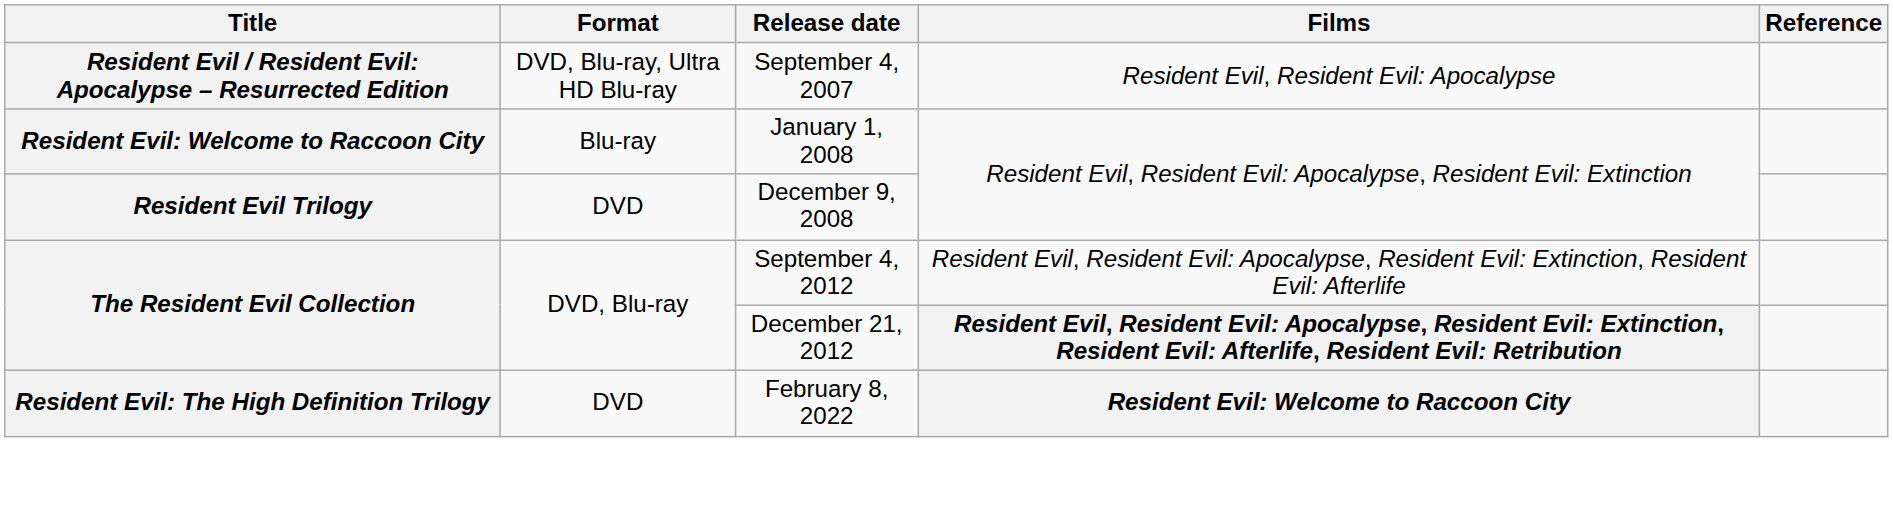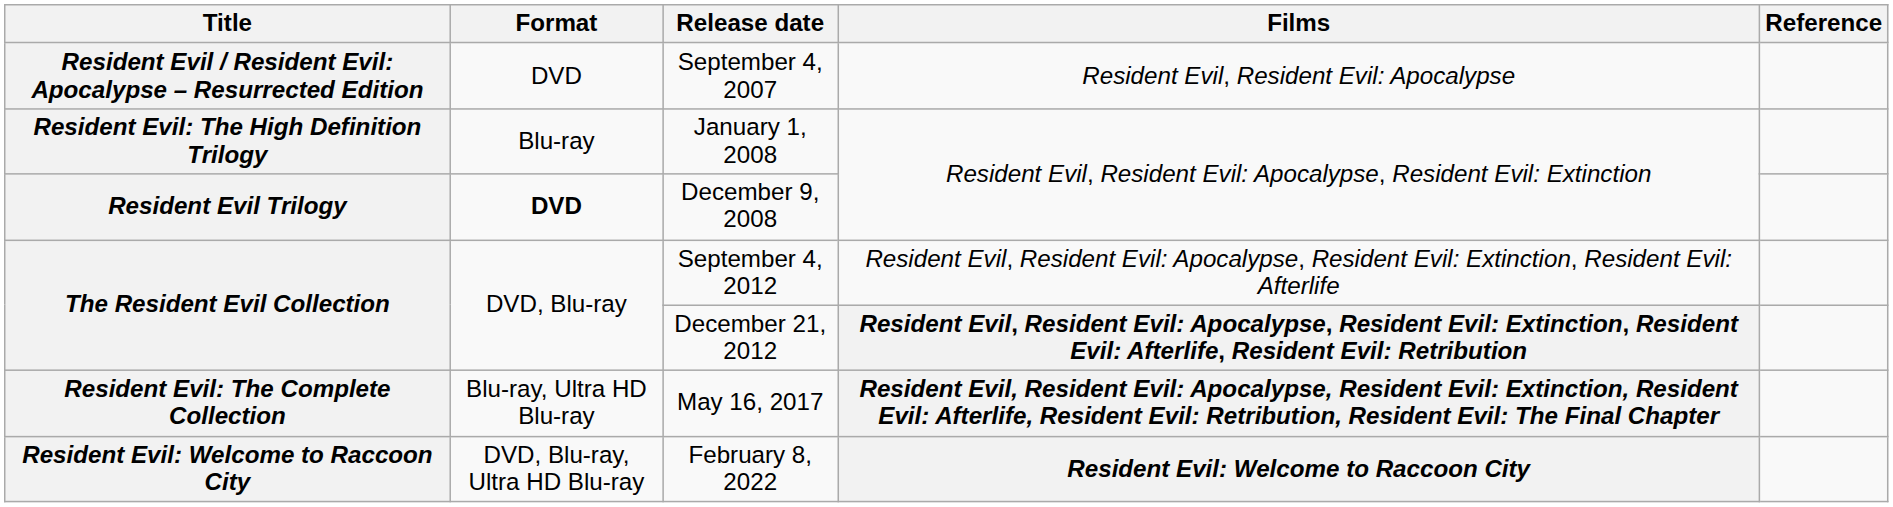(618, 75) DVD, Blu-ray, Ultra HD Blu-ray -> (556, 75) DVD
(253, 141) Resident Evil: Welcome to Raccoon City -> (227, 141) Resident Evil: The High Definition Trilogy
(618, 206) normal -> (556, 206) bold
+ row: (750, 403)
(253, 403) Resident Evil: The High Definition Trilogy -> (227, 468) Resident Evil: Welcome to Raccoon City
(618, 403) DVD -> (556, 468) DVD, Blu-ray, Ultra HD Blu-ray
